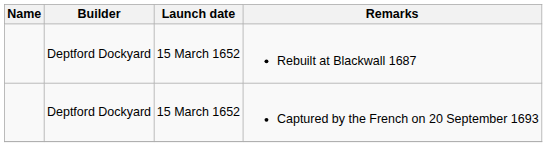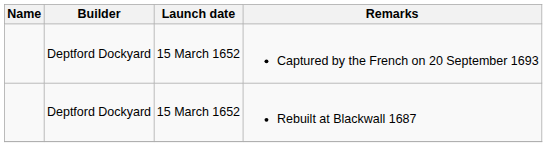rows swapped: (392, 61) <-> (392, 119)
